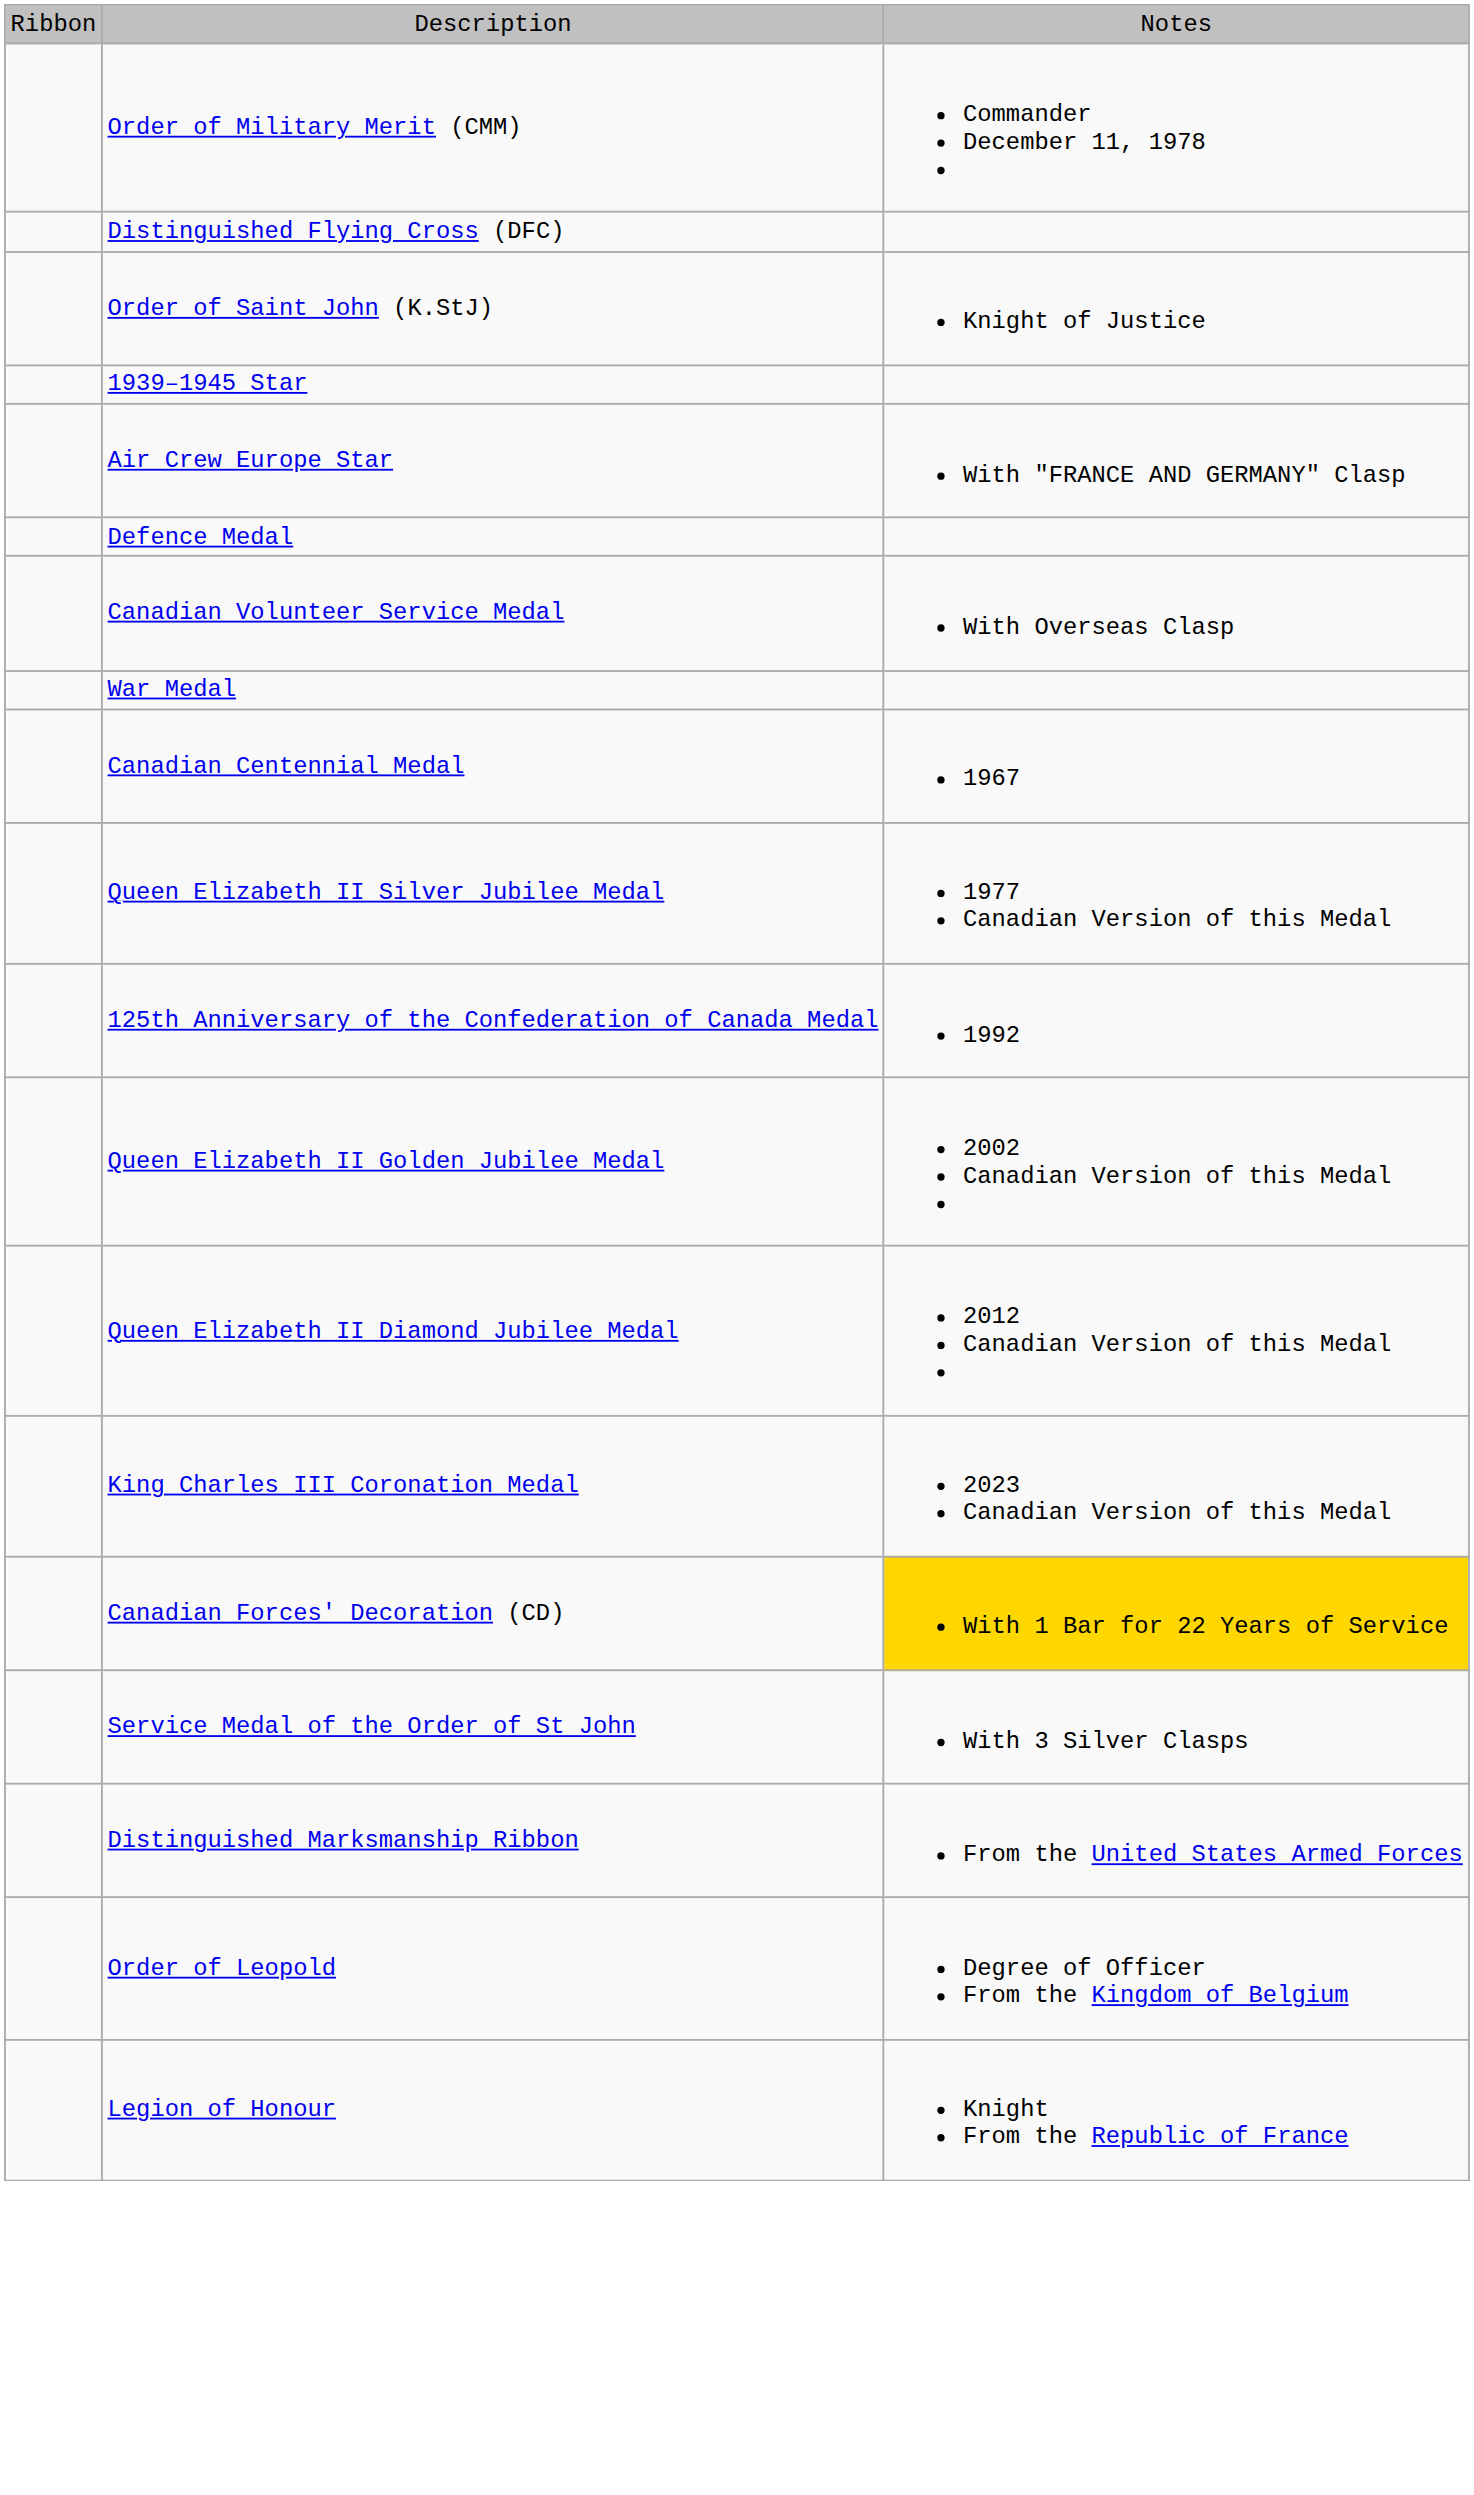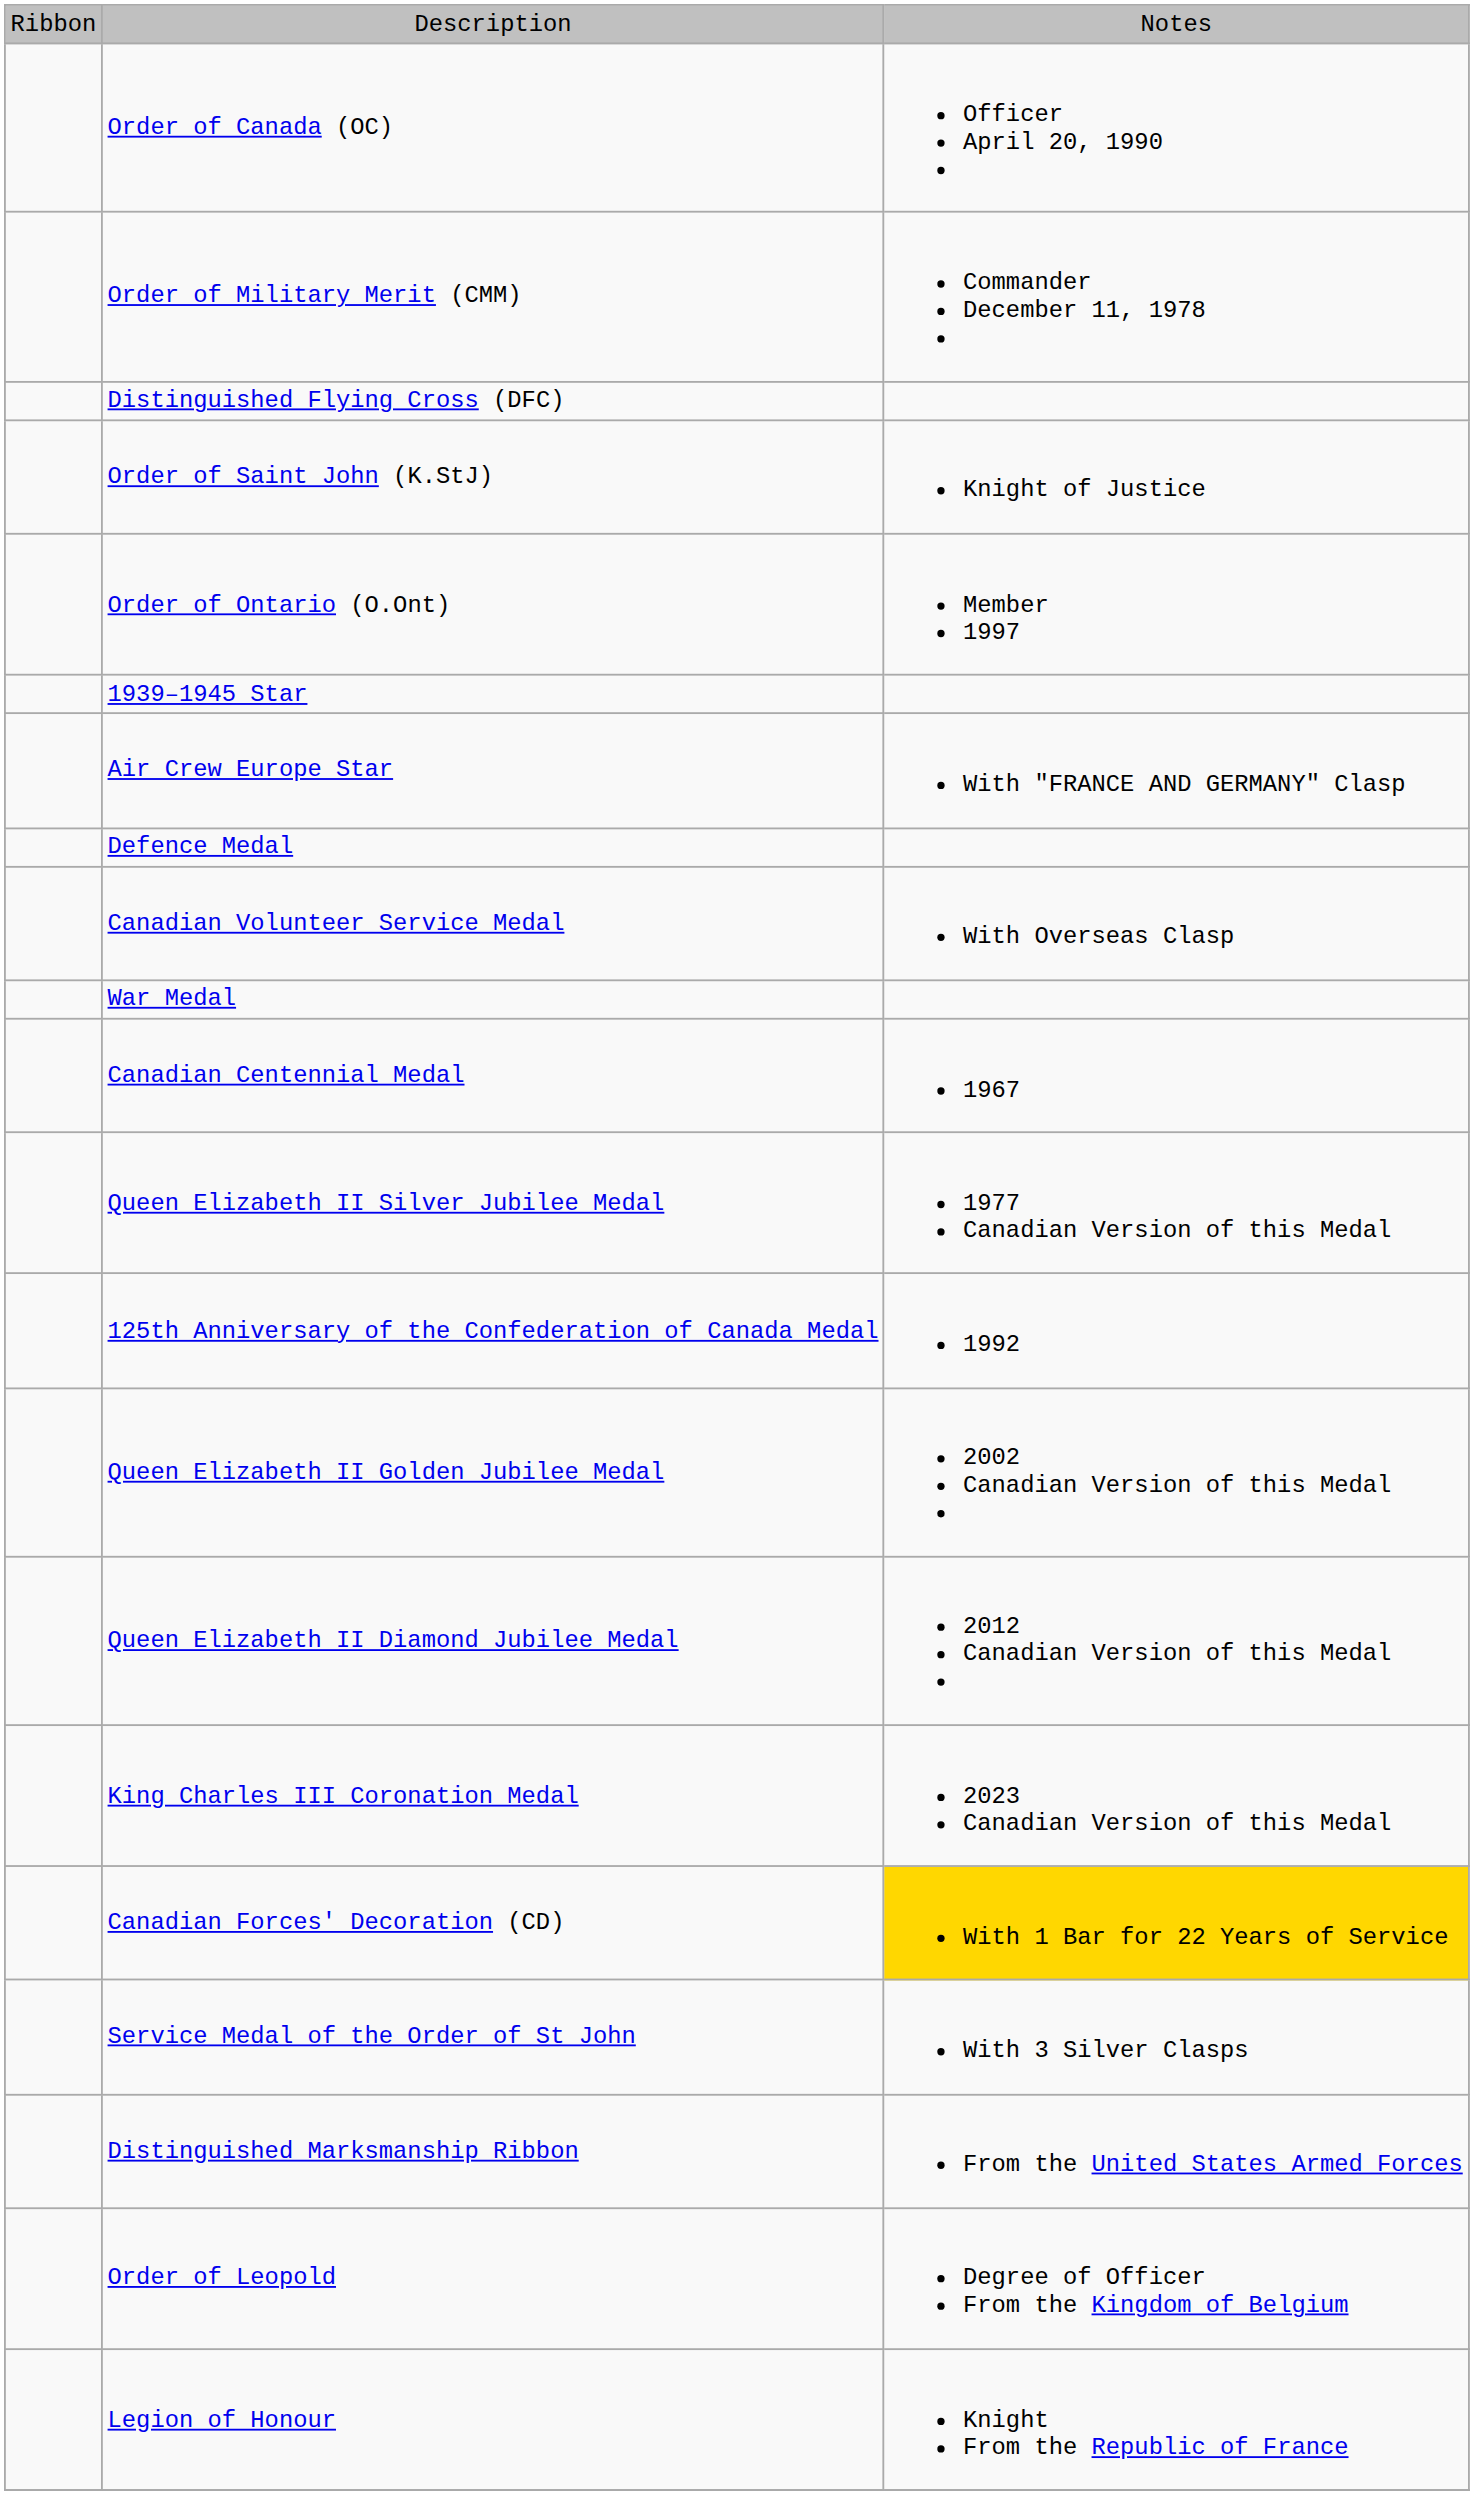+ row: (250, 128)
+ row: (279, 604)
